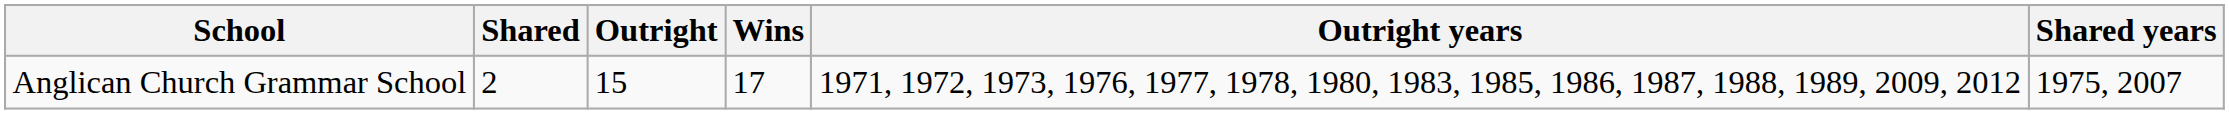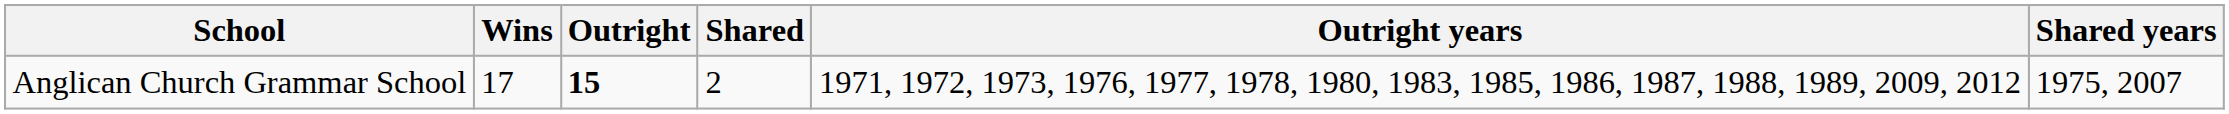columns swapped: (768, 30) <-> (531, 30)
(611, 81) normal -> (584, 81) bold
